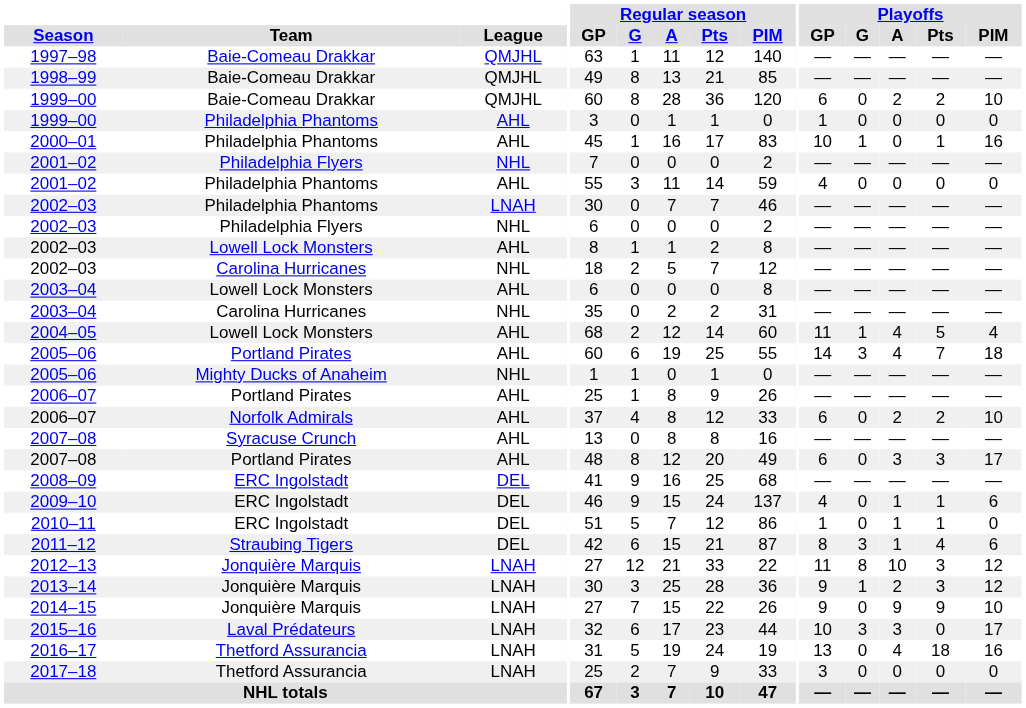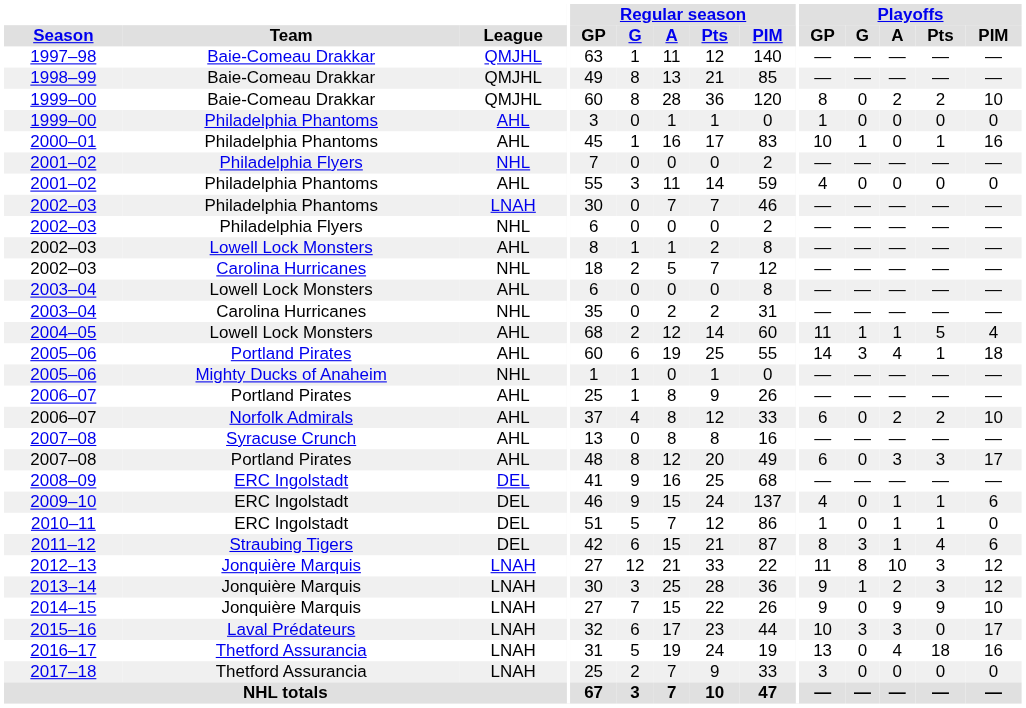(823, 99) 6 -> (823, 99) 8
(897, 332) 4 -> (897, 332) 1
(940, 353) 7 -> (940, 353) 1
